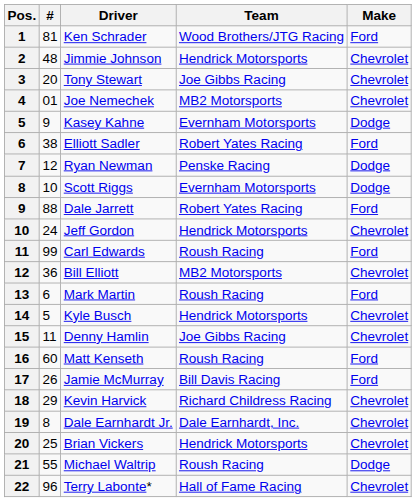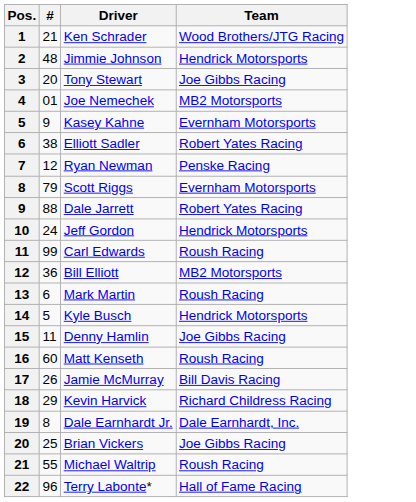- column: (379, 15)
(50, 37) 81 -> (50, 37) 21
(50, 187) 10 -> (50, 187) 79
(243, 444) Hendrick Motorsports -> (232, 444) Joe Gibbs Racing
